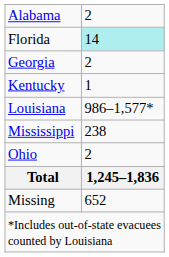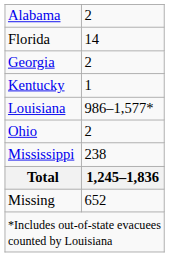(92, 39) paleturquoise background -> (92, 39) no background
rows swapped: (41, 131) <-> (23, 154)
